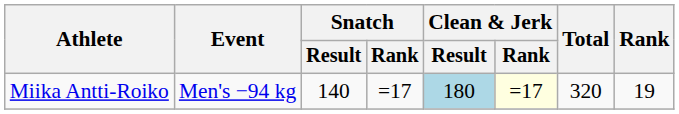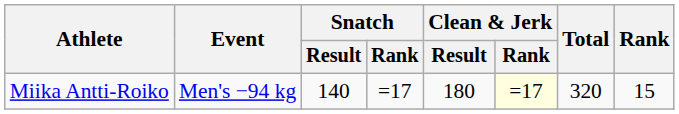(459, 91) lightblue background -> (459, 91) no background
(644, 91) 19 -> (644, 91) 15
